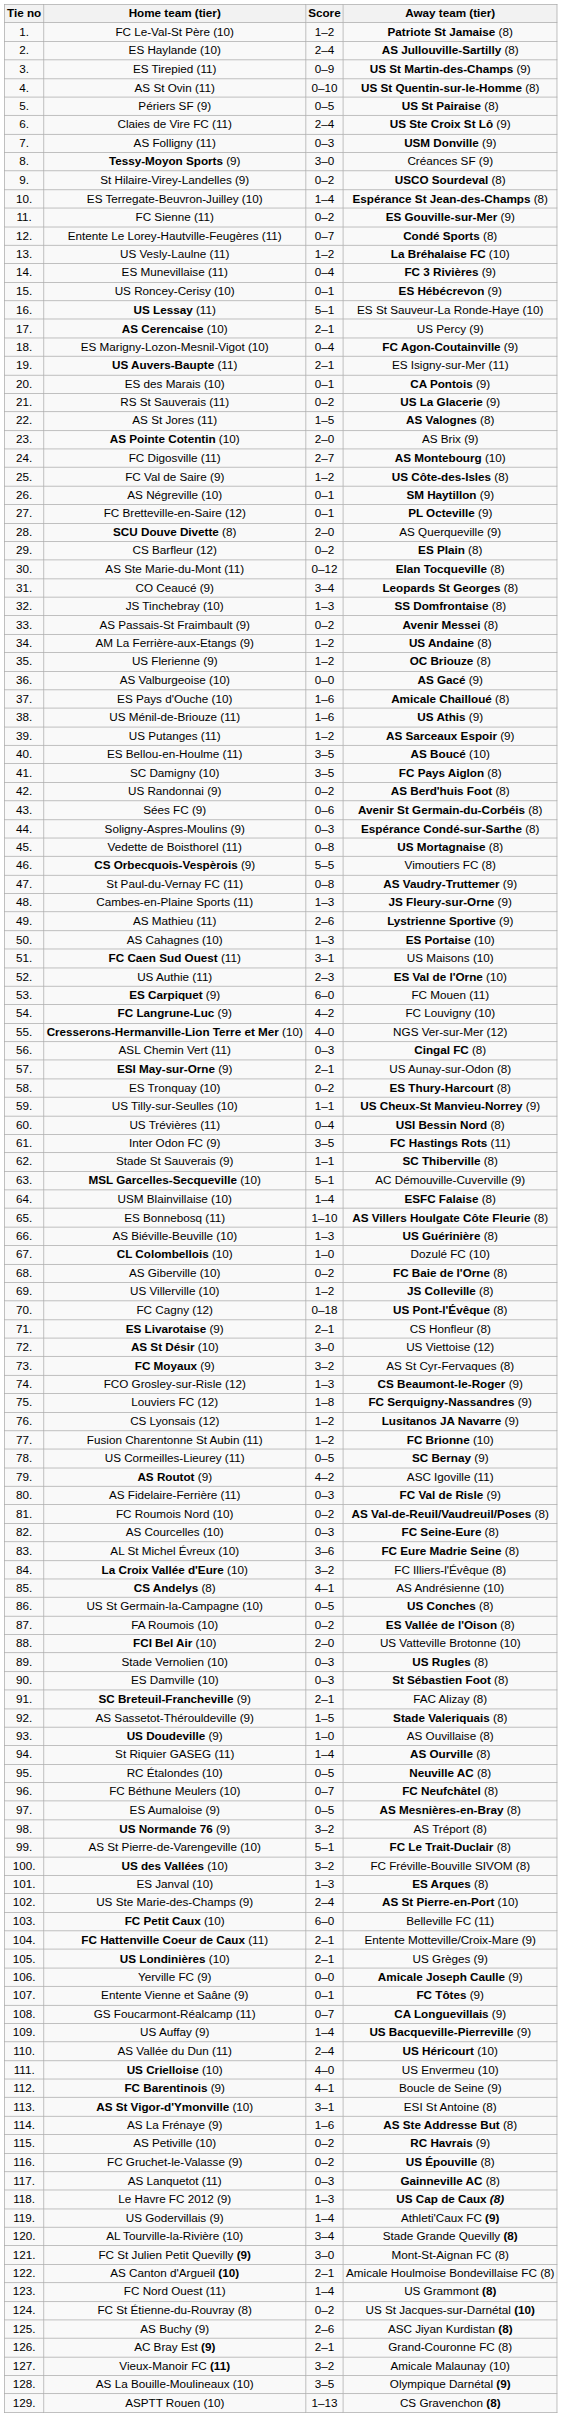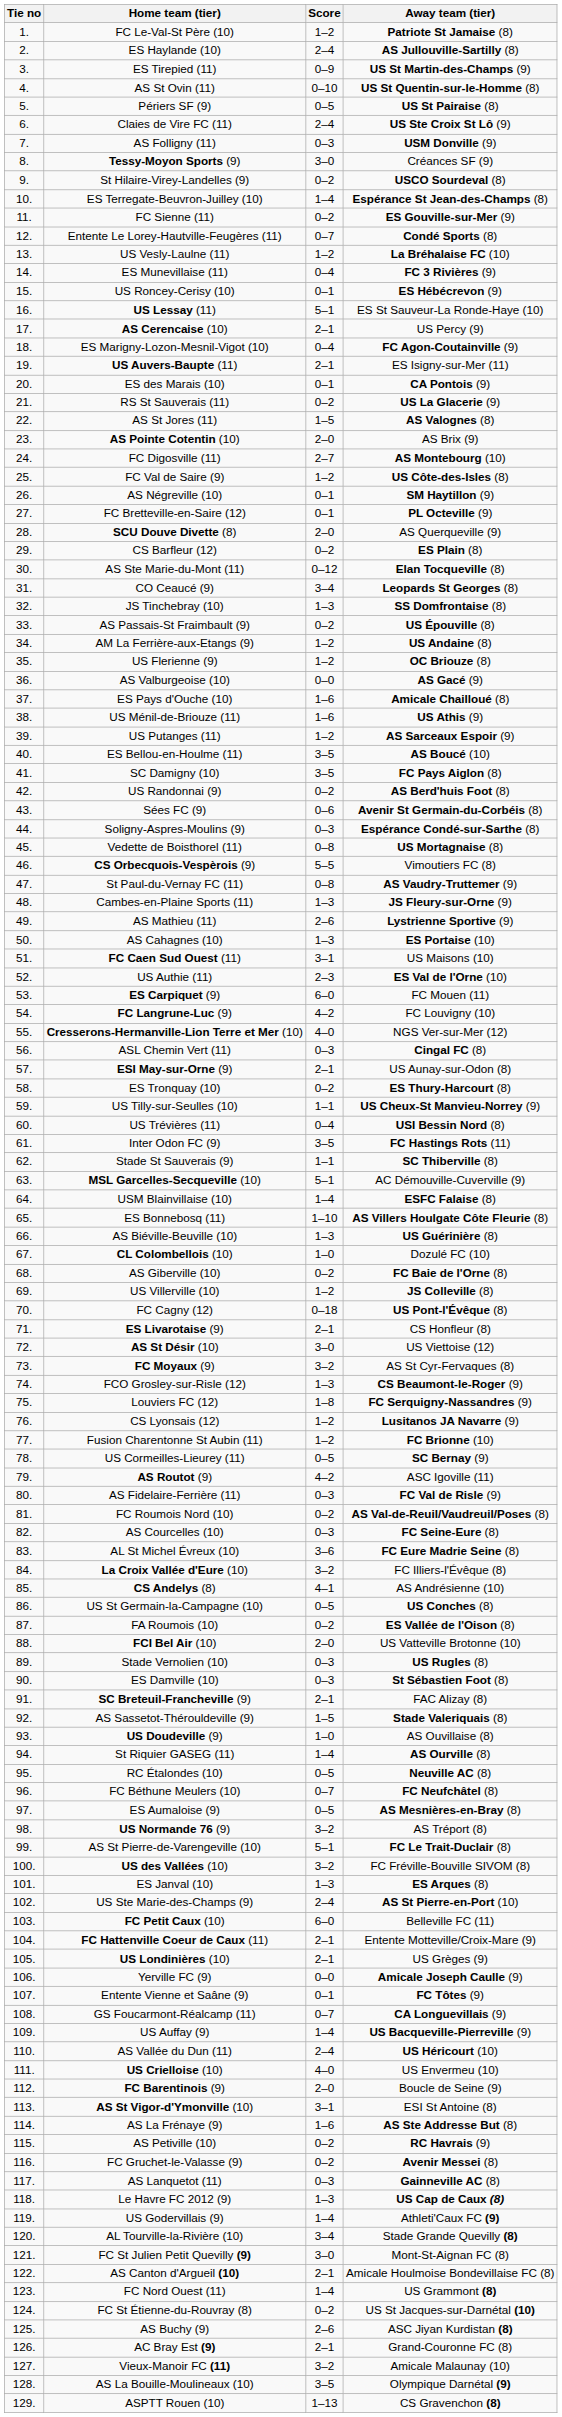(450, 625) Avenir Messei (8) -> (450, 625) US Épouville (8)
(324, 2088) 4–1 -> (324, 2088) 2–0
(450, 2162) US Épouville (8) -> (450, 2162) Avenir Messei (8)
